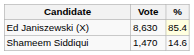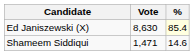(145, 43) 1,470 -> (145, 43) 1,471
